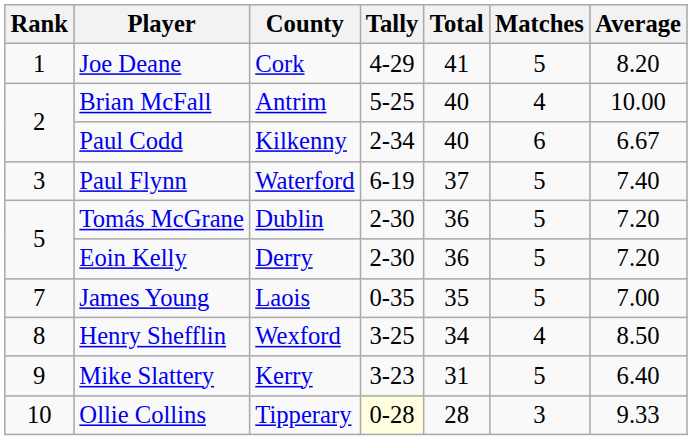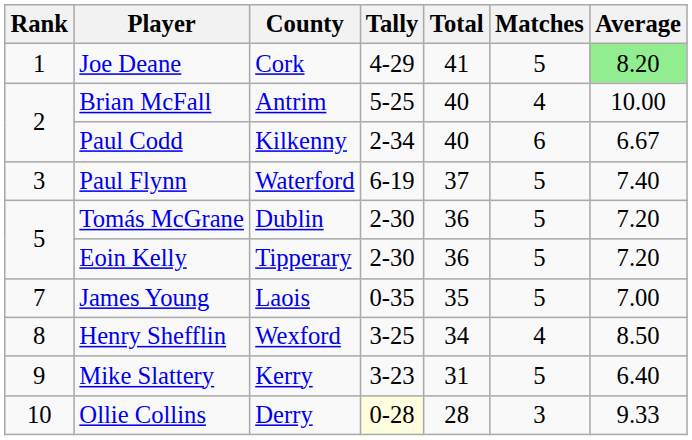(638, 63) no background -> (638, 63) lightgreen background
(284, 258) Derry -> (303, 258) Tipperary
(303, 414) Tipperary -> (284, 414) Derry
